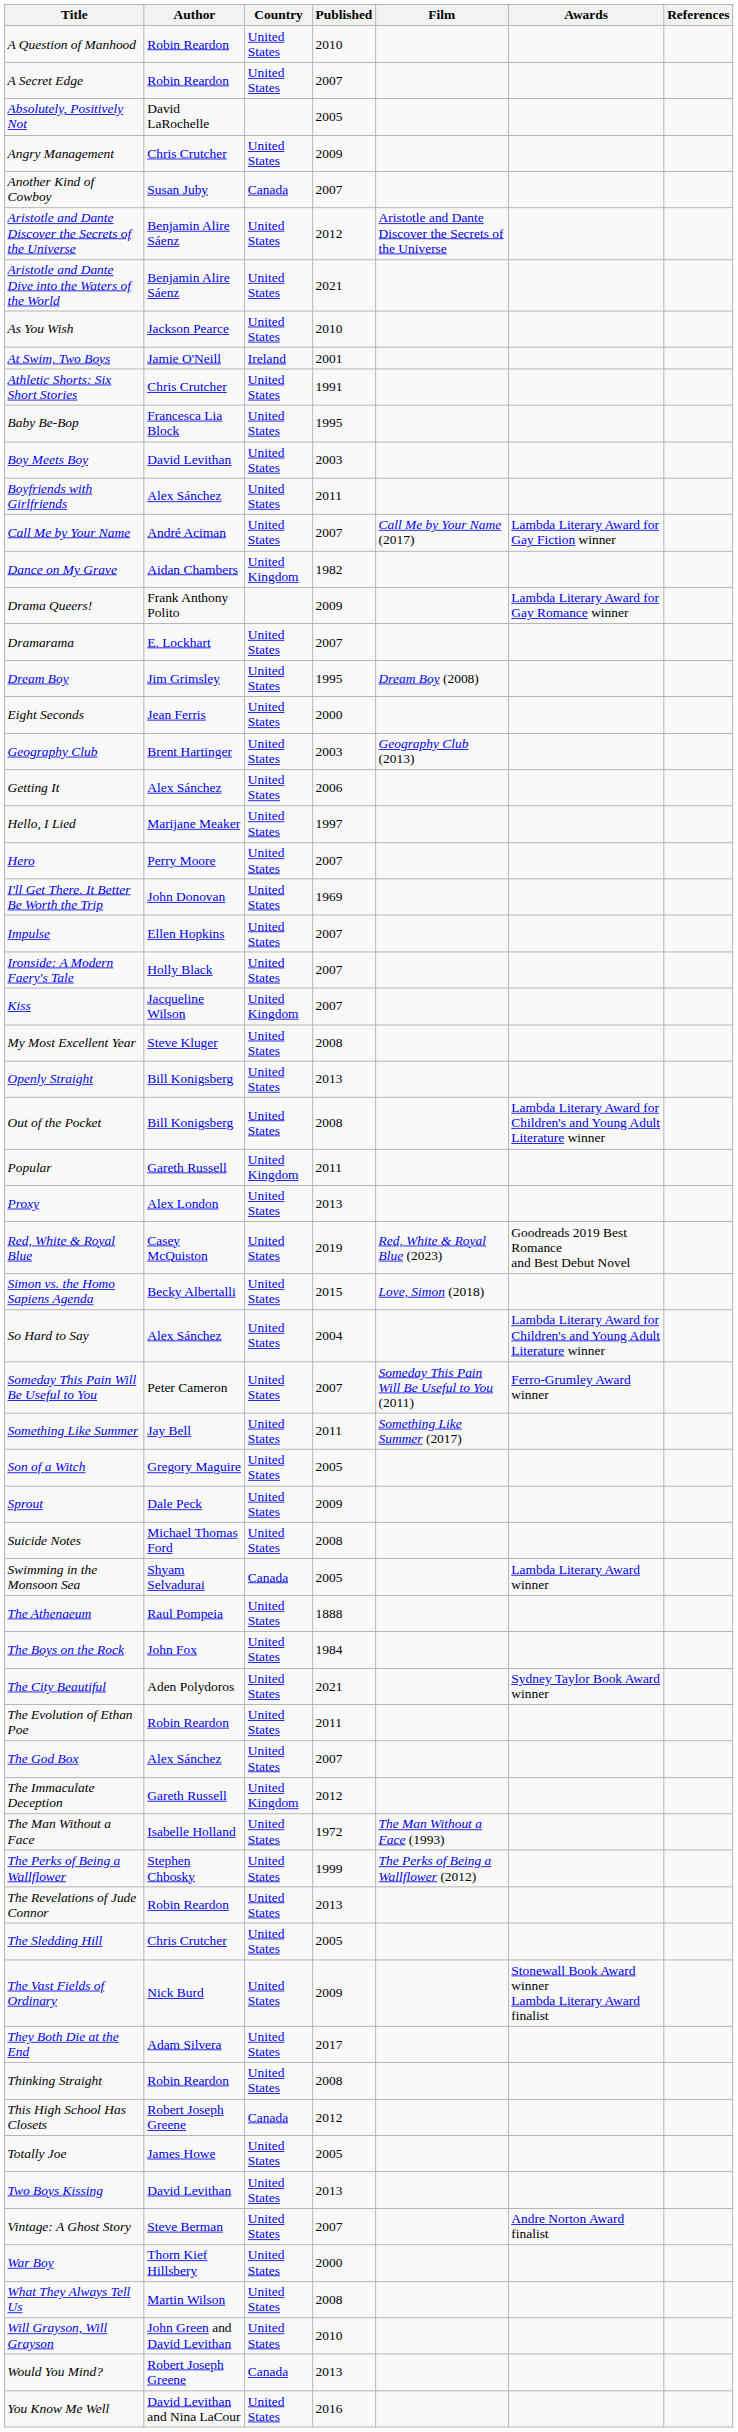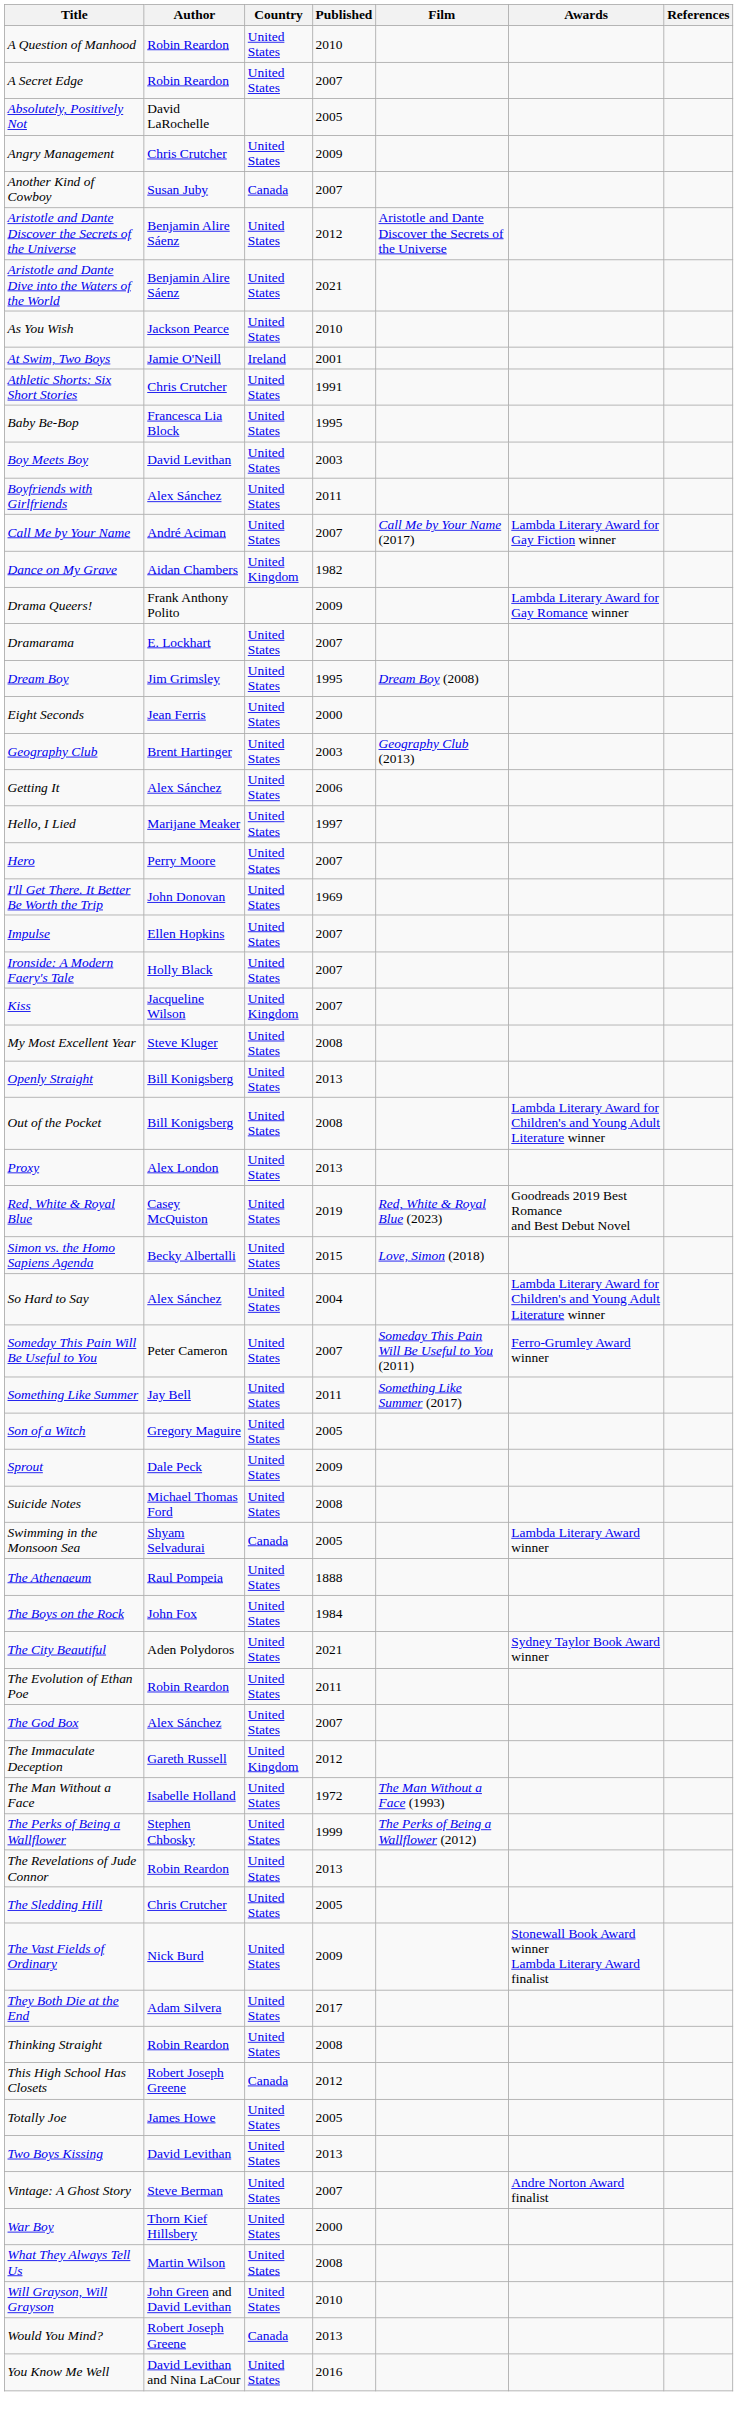- row: (30, 1167)
